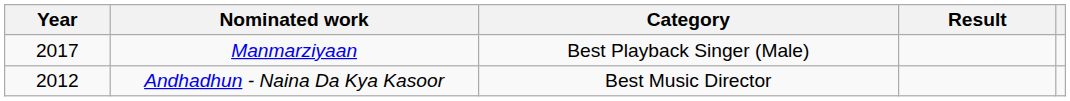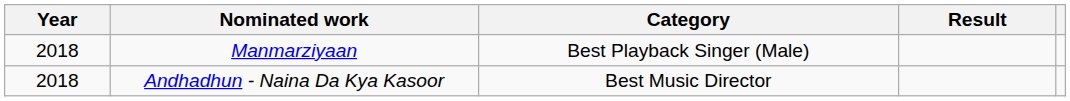(57, 50) 2017 -> (57, 50) 2018
(57, 80) 2012 -> (57, 80) 2018
